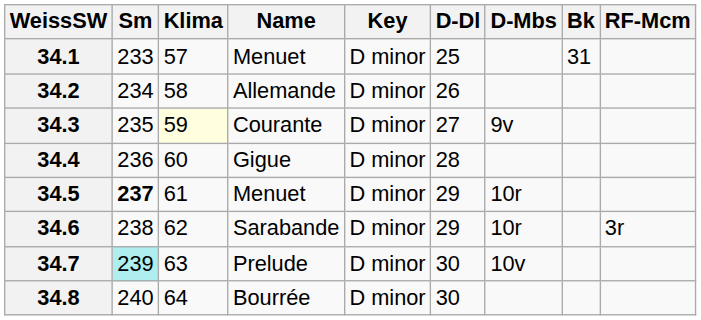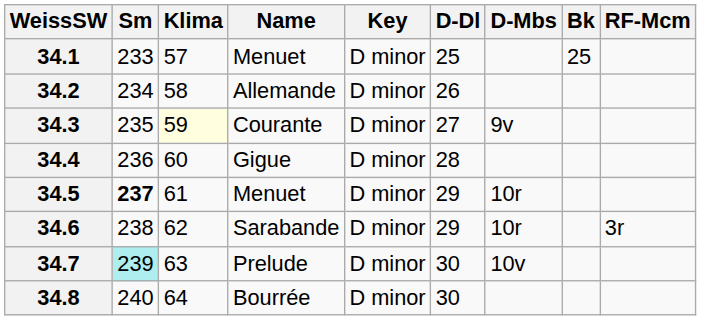(579, 56) 31 -> (579, 56) 25
